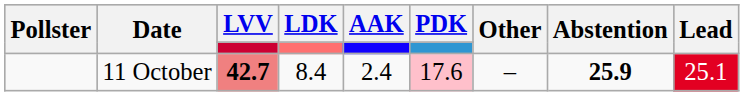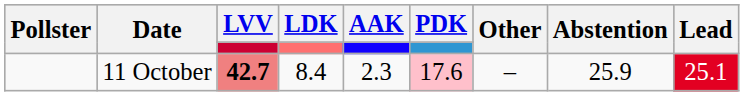(376, 72) 2.4 -> (376, 72) 2.3
(610, 72) bold -> (610, 72) normal
